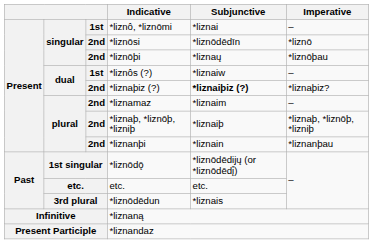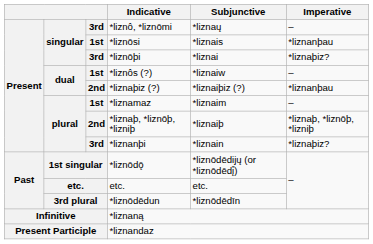(96, 27) 1st -> (96, 27) 3rd
(205, 27) *liznai -> (207, 27) *liznaų
(96, 42) 2nd -> (96, 42) 1st
(216, 42) *liznōdēdīn -> (208, 42) *liznais
(300, 42) *liznō -> (311, 42) *liznanþau
(96, 57) 2nd -> (96, 57) 3rd
(207, 57) *liznaų -> (205, 57) *liznai
(308, 57) *liznōþau -> (309, 57) *liznaþiz?
(221, 88) bold -> (219, 88) normal
(309, 88) *liznaþiz? -> (311, 88) *liznanþau
(96, 103) 2nd -> (96, 103) 1st
(96, 144) 2nd -> (96, 144) 3rd
(311, 144) *liznanþau -> (309, 144) *liznaþiz?
(208, 201) *liznais -> (216, 201) *liznōdēdīn
